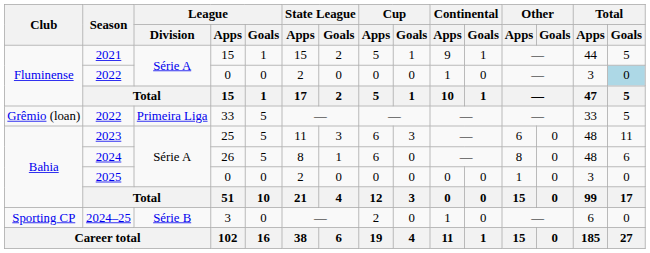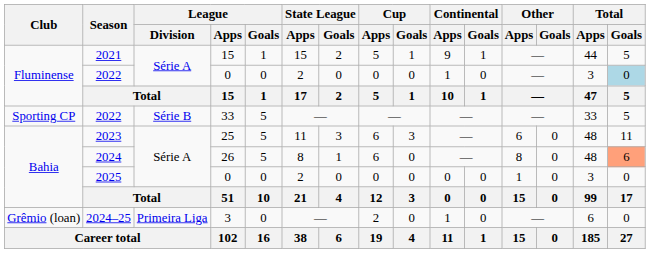(44, 116) Grêmio (loan) -> (44, 116) Sporting CP
(172, 116) Primeira Liga -> (172, 116) Série B
(626, 156) no background -> (626, 156) lightsalmon background
(44, 217) Sporting CP -> (44, 217) Grêmio (loan)
(172, 217) Série B -> (172, 217) Primeira Liga
